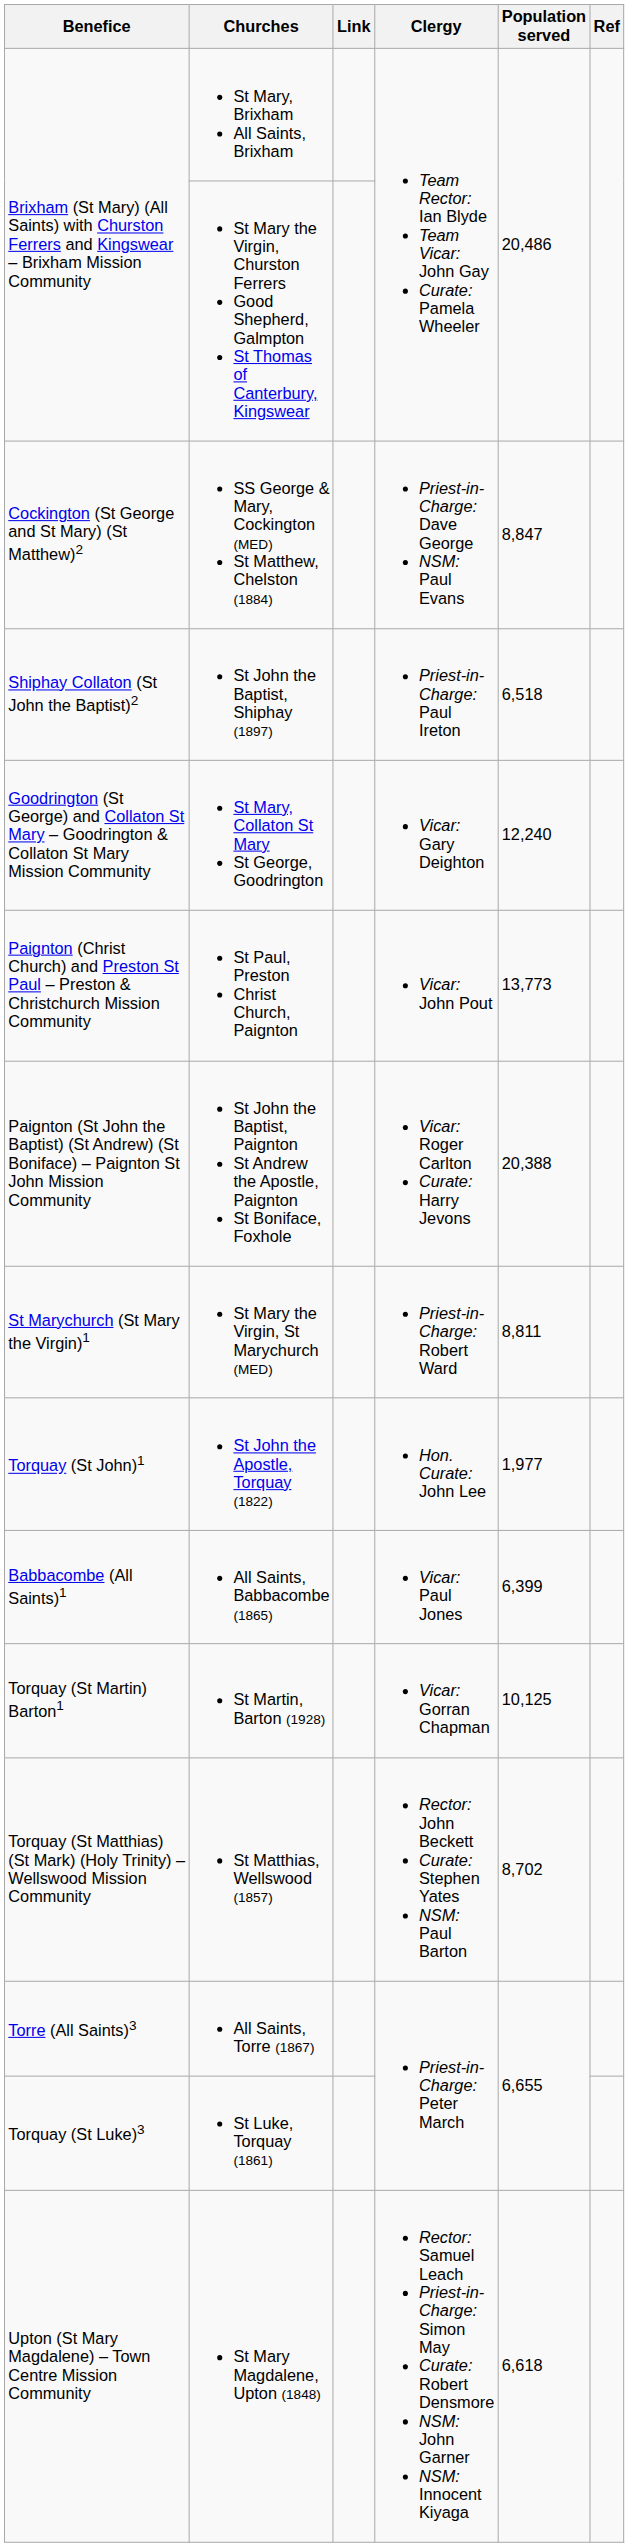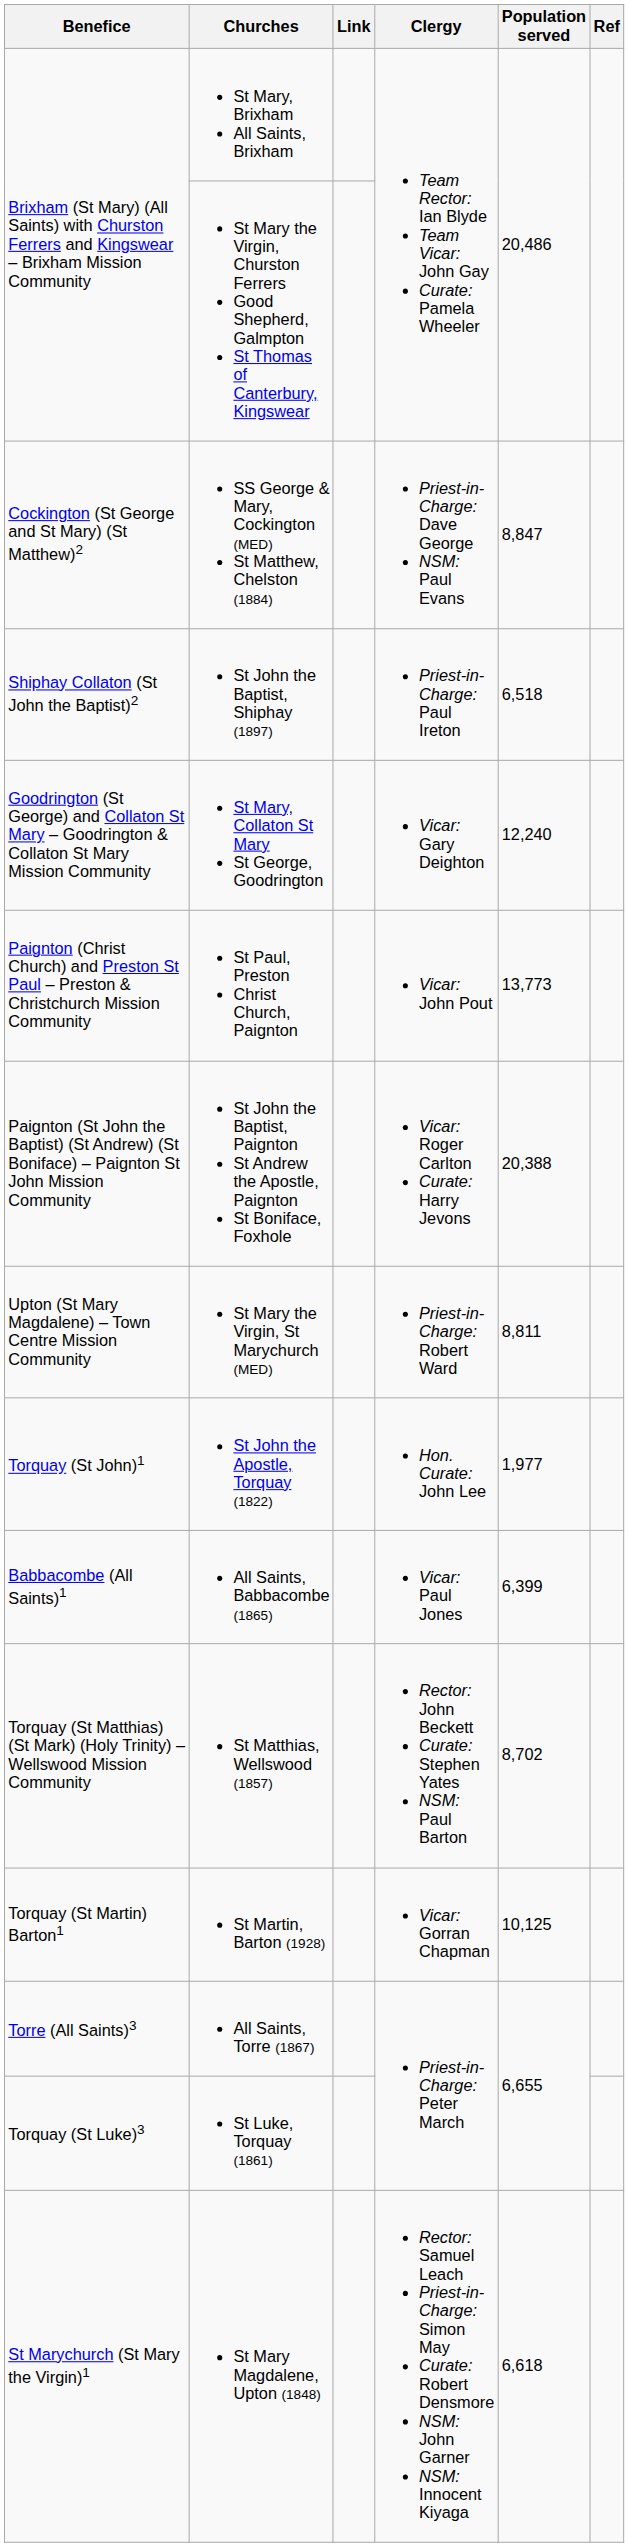(94, 1332) St Marychurch (St Mary the Virgin)1 -> (79, 1332) Upton (St Mary Magdalene) – Town Centre Mission Community
rows swapped: (261, 1710) <-> (261, 1878)
(79, 2366) Upton (St Mary Magdalene) – Town Centre Mission Community -> (94, 2366) St Marychurch (St Mary the Virgin)1
